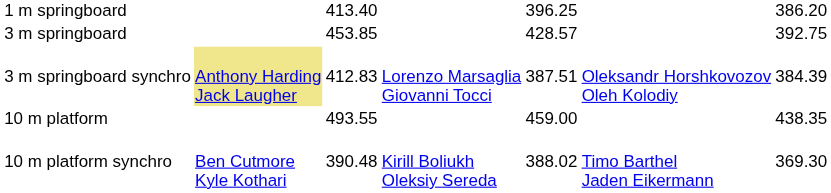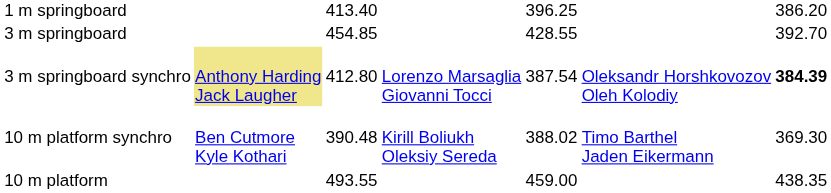(352, 34) 453.85 -> (352, 34) 454.85
(551, 34) 428.57 -> (551, 34) 428.55
(801, 34) 392.75 -> (801, 34) 392.70
(352, 76) 412.83 -> (352, 76) 412.80
(551, 76) 387.51 -> (551, 76) 387.54
(801, 76) normal -> (801, 76) bold
rows swapped: (56, 118) <-> (88, 161)
